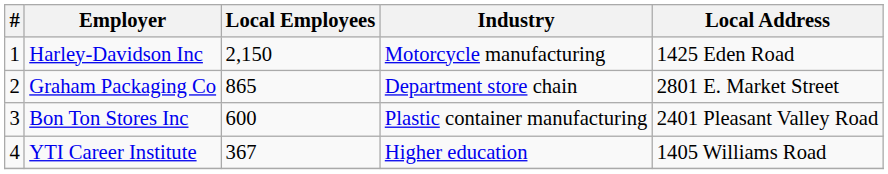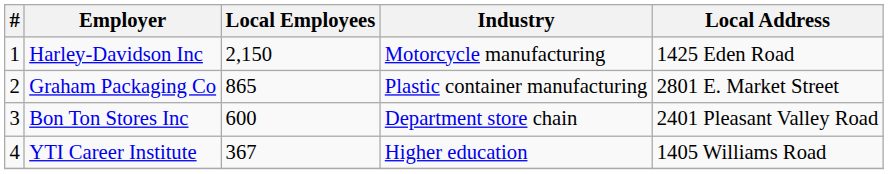(481, 86) Department store chain -> (516, 86) Plastic container manufacturing
(516, 119) Plastic container manufacturing -> (481, 119) Department store chain
